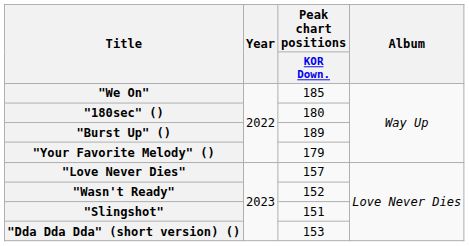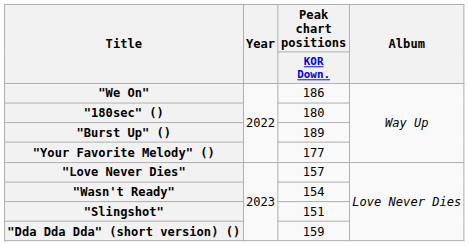(314, 93) 185 -> (314, 93) 186
(314, 152) 179 -> (314, 152) 177
(314, 192) 152 -> (314, 192) 154
(314, 231) 153 -> (314, 231) 159
